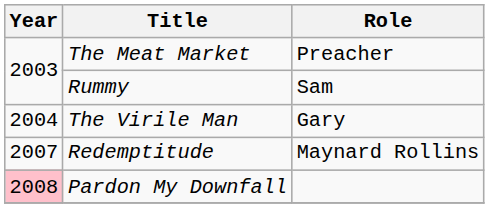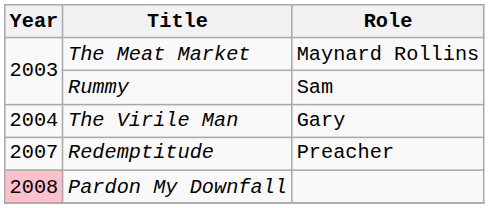(345, 54) Preacher -> (388, 54) Maynard Rollins
(388, 154) Maynard Rollins -> (345, 154) Preacher
